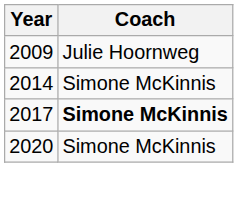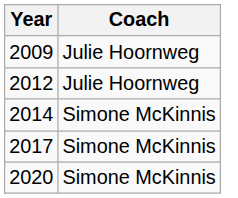+ row: (31, 83)
(145, 114) bold -> (139, 146) normal
